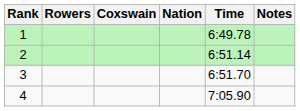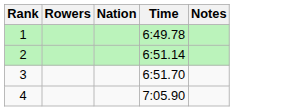- column: (127, 14)
